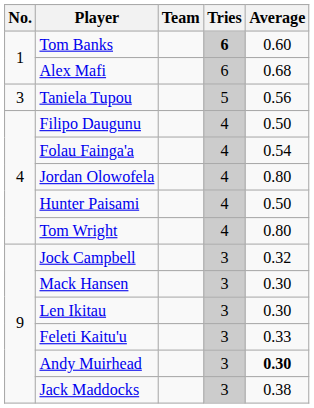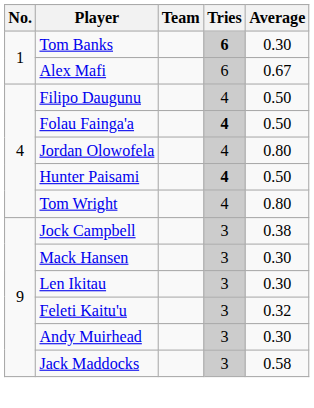(277, 44) 0.60 -> (277, 44) 0.30
(277, 71) 0.68 -> (277, 71) 0.67
- row: (86, 97)
(224, 150) normal -> (224, 124) bold
(277, 150) 0.54 -> (277, 124) 0.50
(224, 203) normal -> (224, 177) bold
(277, 257) 0.32 -> (277, 230) 0.38
(277, 336) 0.33 -> (277, 310) 0.32
(277, 363) bold -> (277, 336) normal
(277, 389) 0.38 -> (277, 363) 0.58
